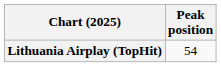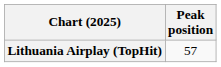(191, 51) 54 -> (191, 51) 57
